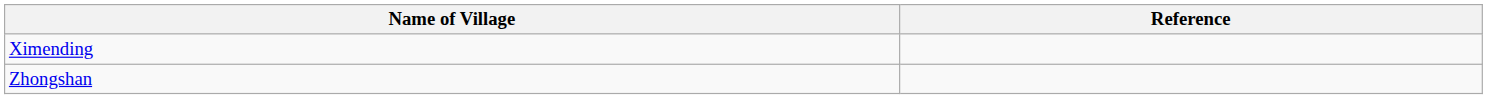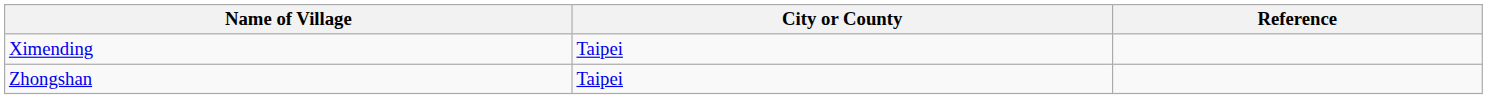+ column: (842, 19)
